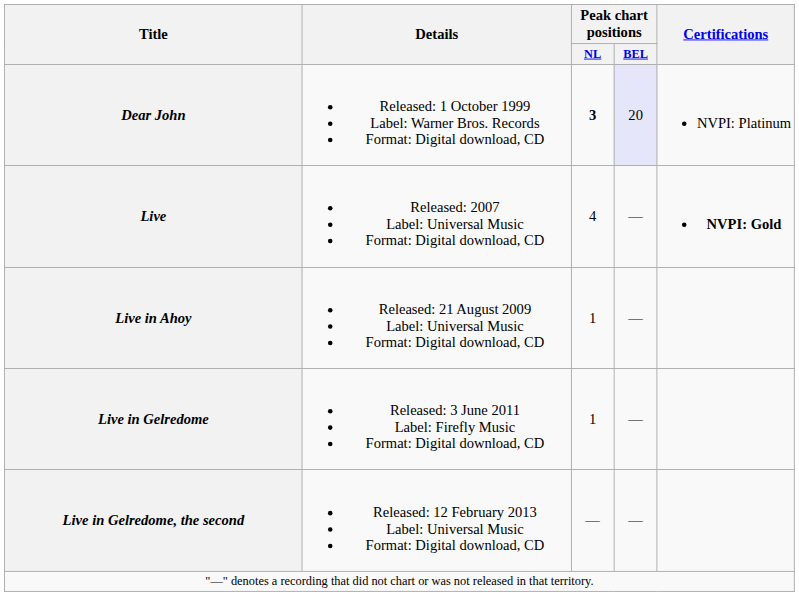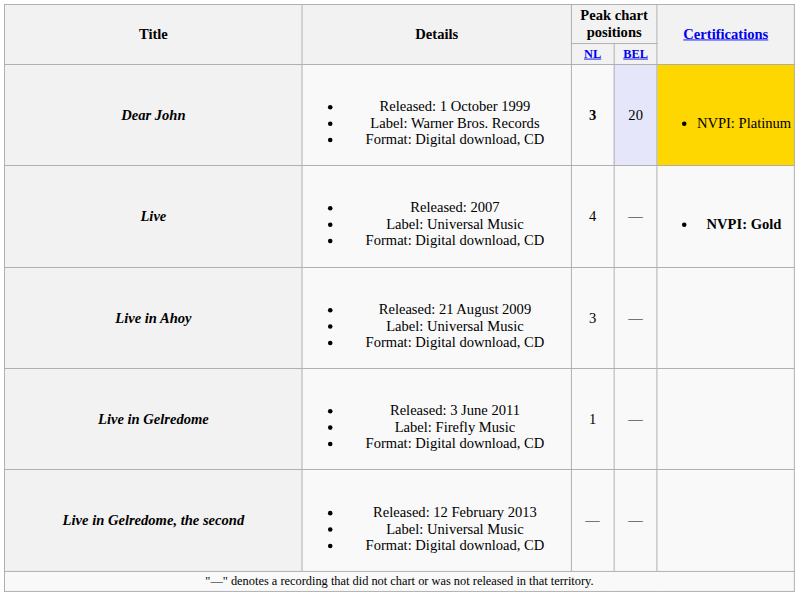(726, 123) no background -> (726, 123) gold background
(593, 317) 1 -> (593, 317) 3
